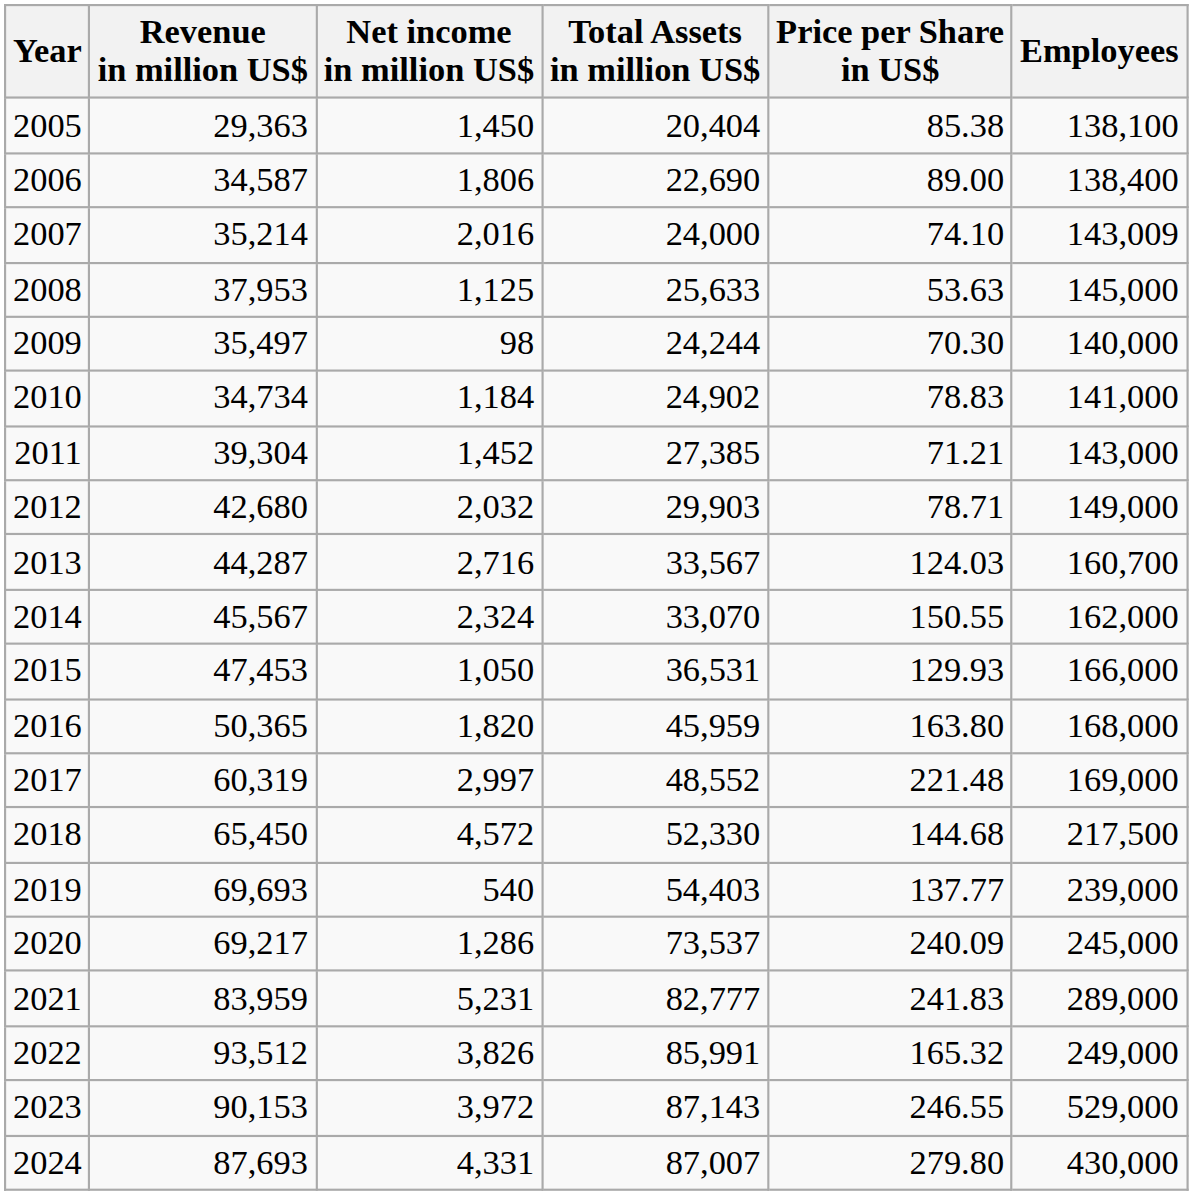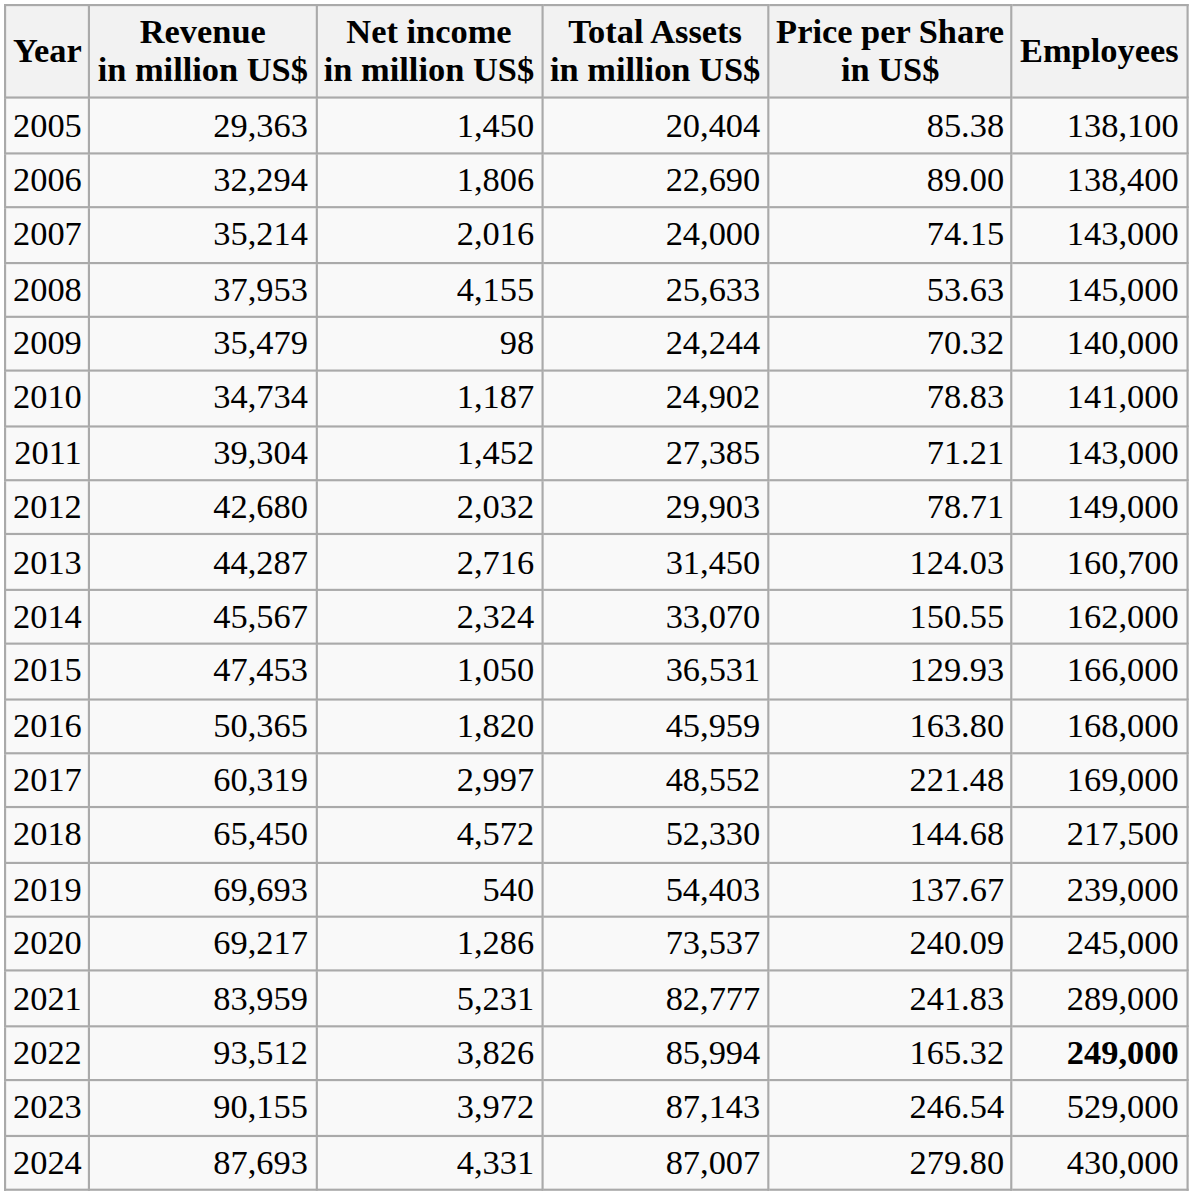(261, 179) 34,587 -> (261, 179) 32,294
(965, 234) 74.10 -> (965, 234) 74.15
(1123, 234) 143,009 -> (1123, 234) 143,000
(495, 288) 1,125 -> (495, 288) 4,155
(261, 343) 35,497 -> (261, 343) 35,479
(965, 343) 70.30 -> (965, 343) 70.32
(495, 397) 1,184 -> (495, 397) 1,187
(713, 561) 33,567 -> (713, 561) 31,450
(957, 888) 137.77 -> (957, 888) 137.67
(713, 1052) 85,991 -> (713, 1052) 85,994
(1123, 1052) normal -> (1123, 1052) bold
(261, 1107) 90,153 -> (261, 1107) 90,155
(957, 1107) 246.55 -> (957, 1107) 246.54
